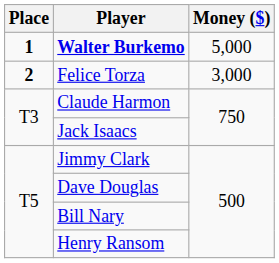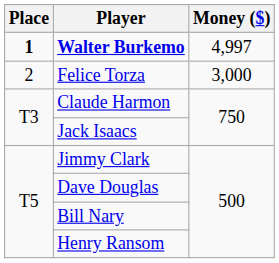(232, 46) 5,000 -> (232, 46) 4,997
(29, 74) bold -> (29, 74) normal
